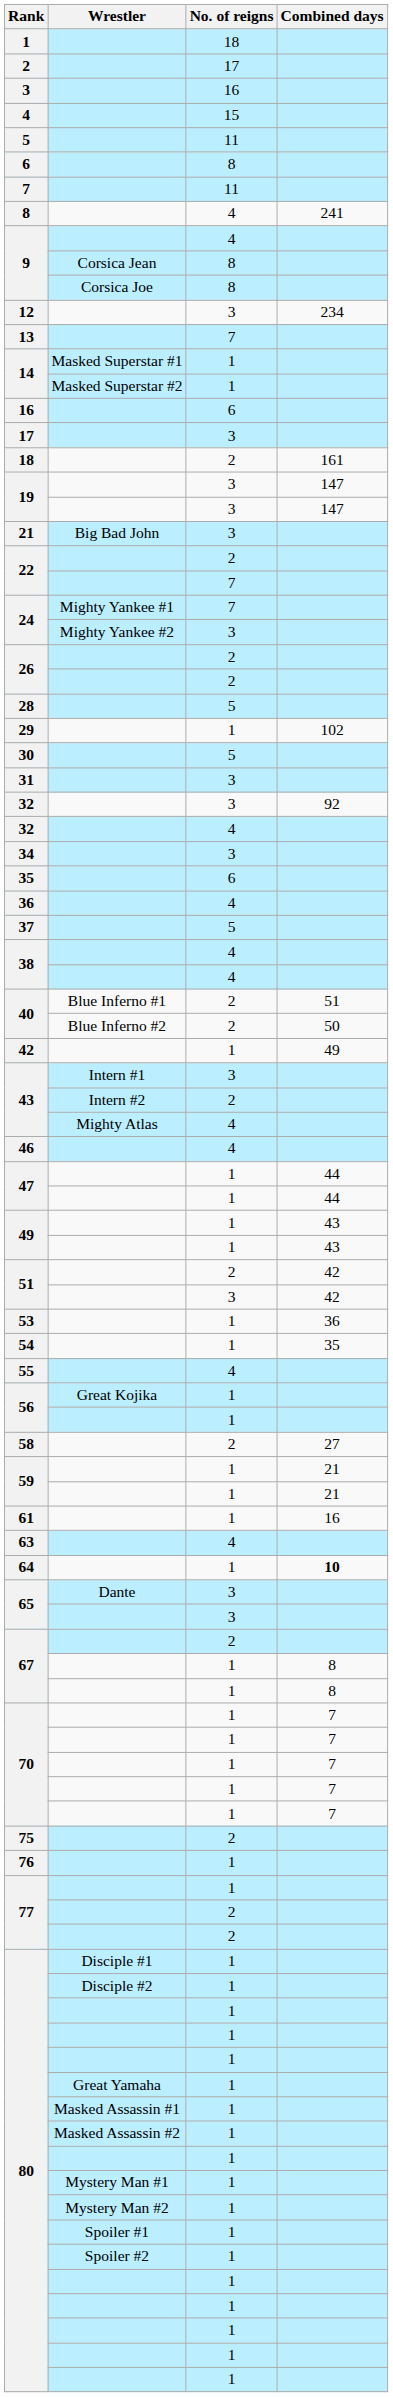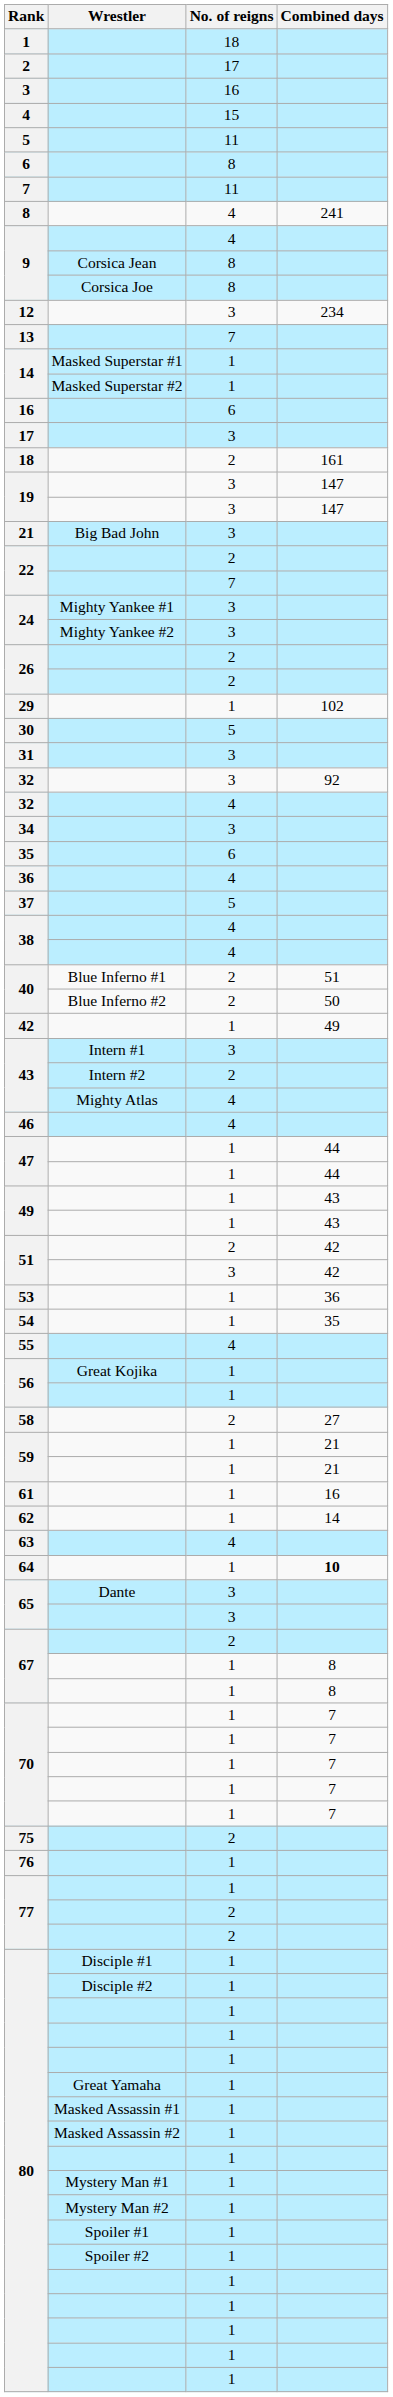(232, 607) 7 -> (232, 607) 3
- row: (26, 705)
+ row: (26, 1518)
